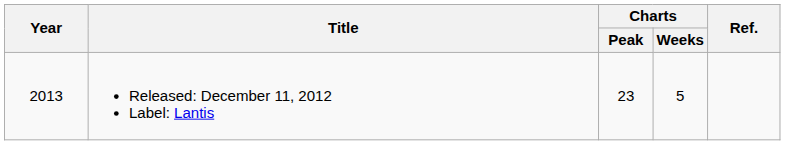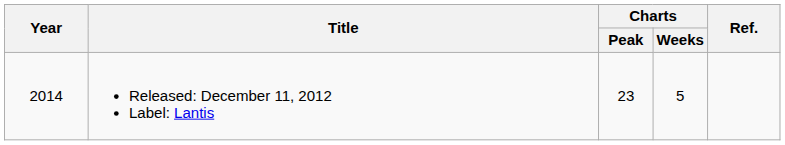(46, 96) 2013 -> (46, 96) 2014
